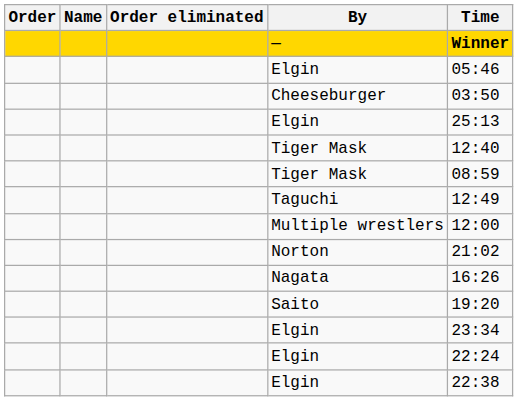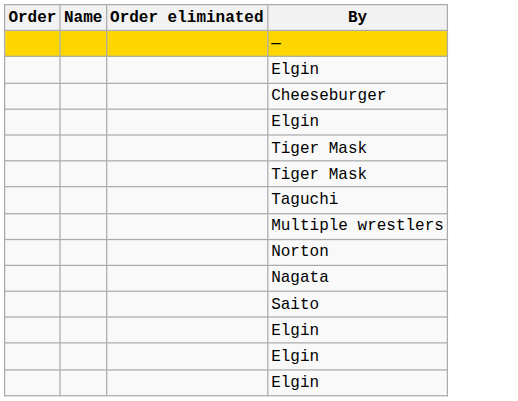- column: (480, 18)
